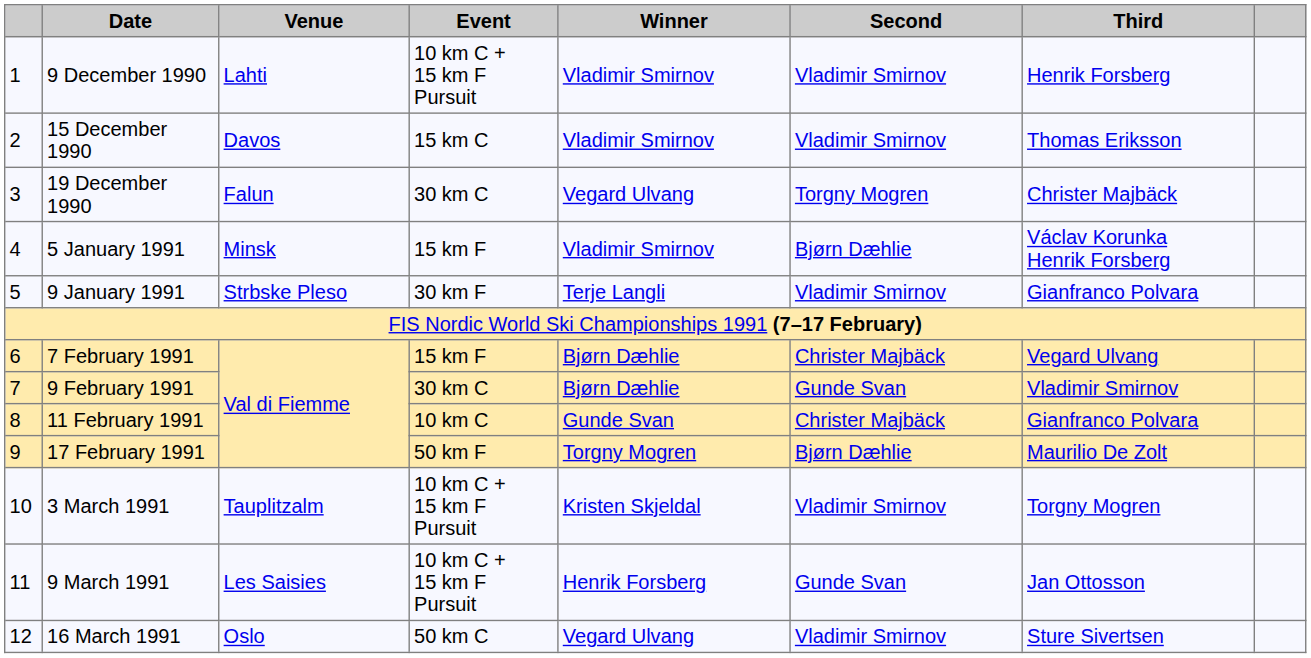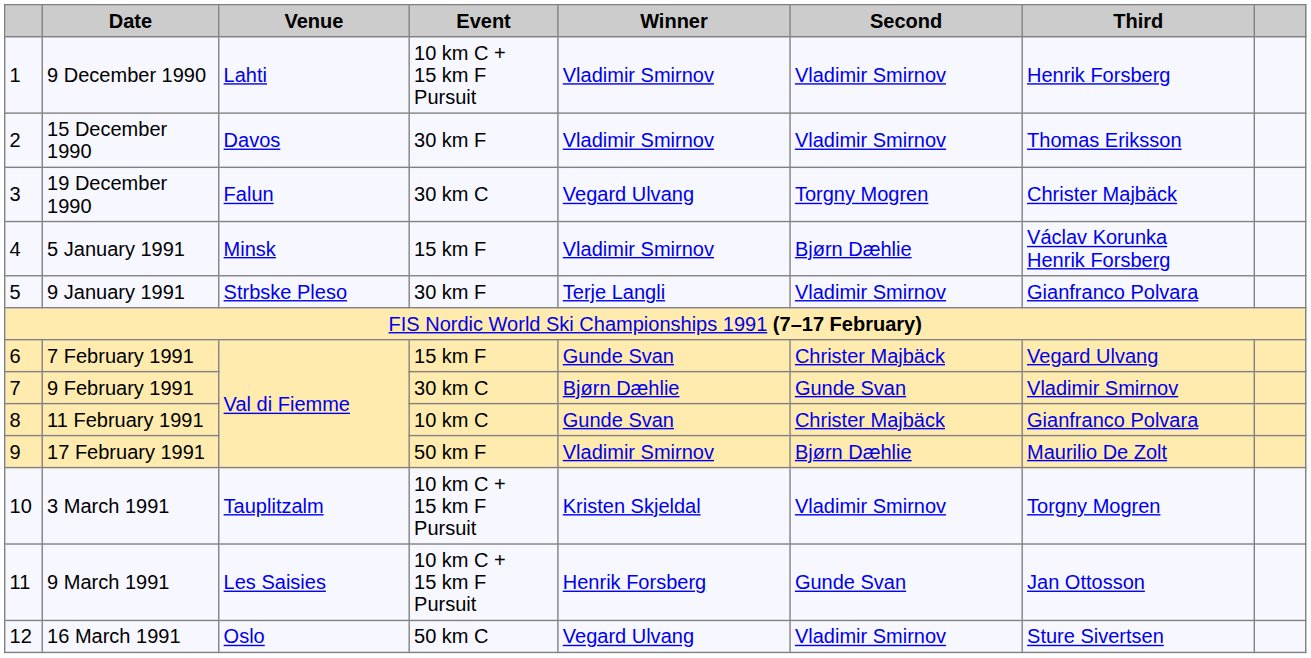(451, 140) 15 km C -> (450, 140) 30 km F
(621, 356) Bjørn Dæhlie -> (618, 356) Gunde Svan
(629, 452) Torgny Mogren -> (638, 452) Vladimir Smirnov
